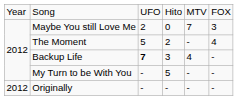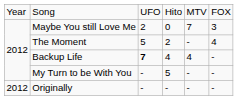(168, 57) 3 -> (168, 57) 4
